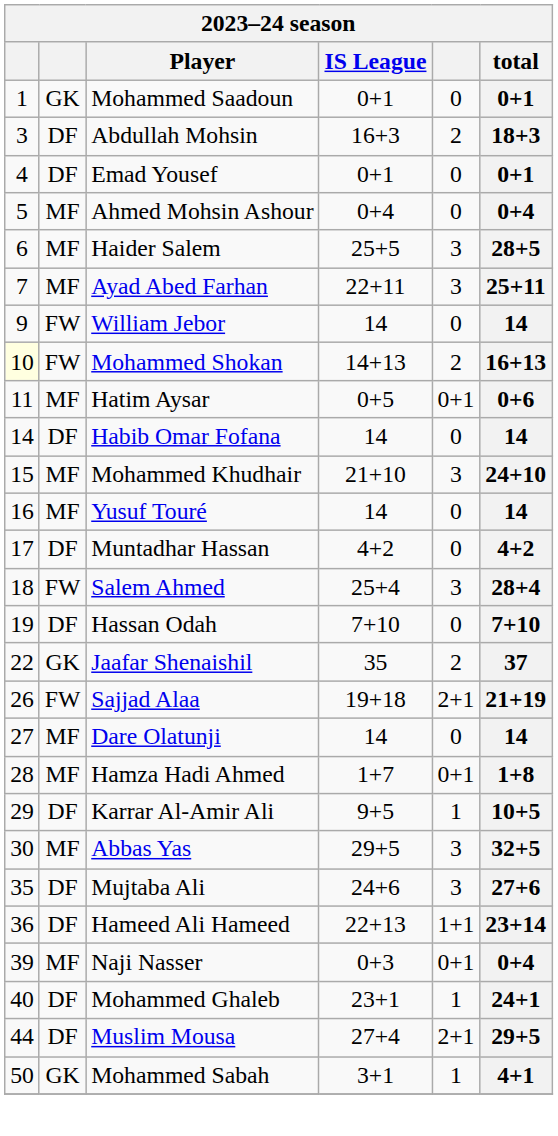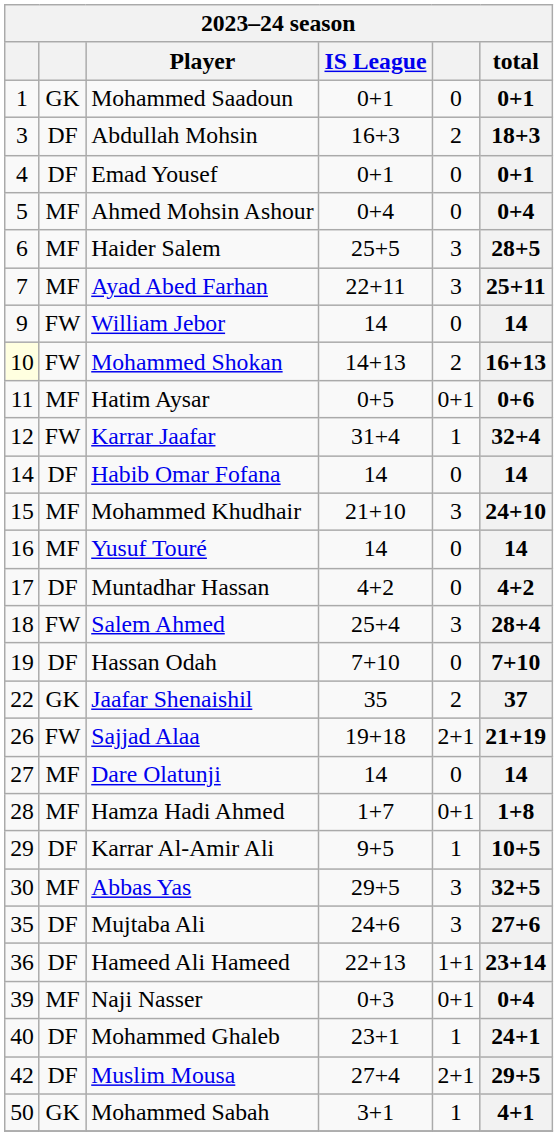+ row: (153, 436)
(22, 1037) 44 -> (22, 1074) 42
